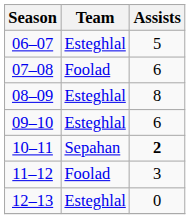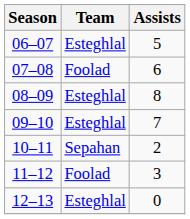(157, 122) 6 -> (157, 122) 7
(157, 148) bold -> (157, 148) normal
